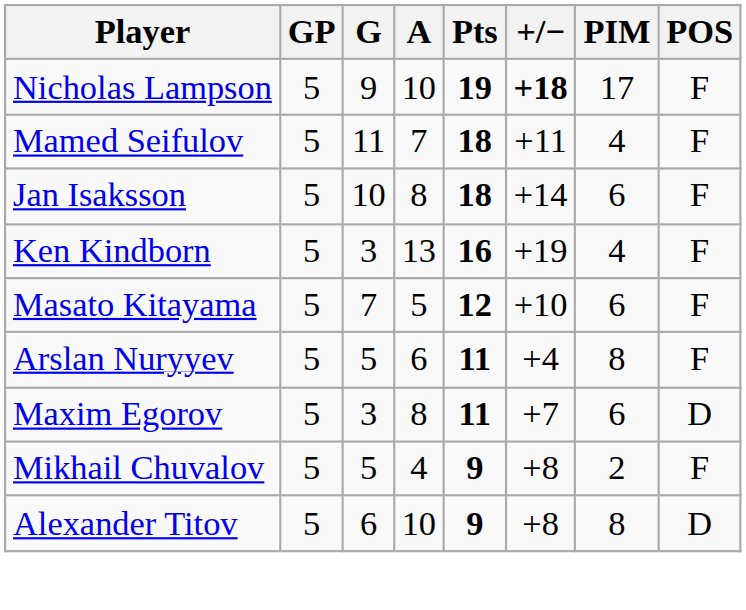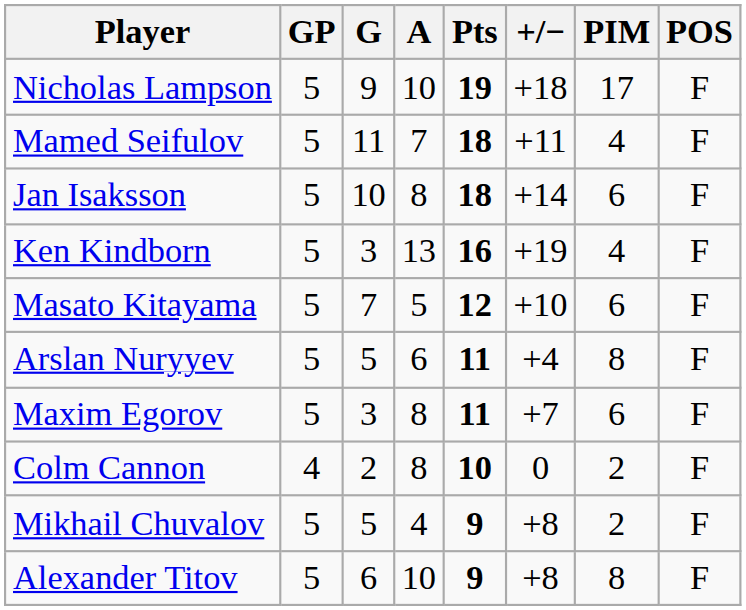(541, 86) bold -> (541, 86) normal
(700, 413) D -> (699, 413) F
+ row: (109, 468)
(700, 522) D -> (699, 577) F
